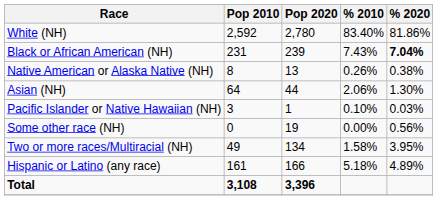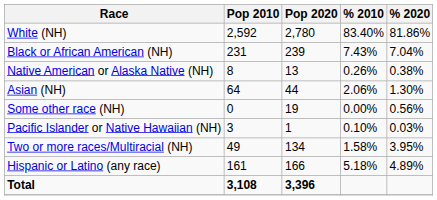(406, 52) bold -> (406, 52) normal
rows swapped: (114, 109) <-> (66, 128)
